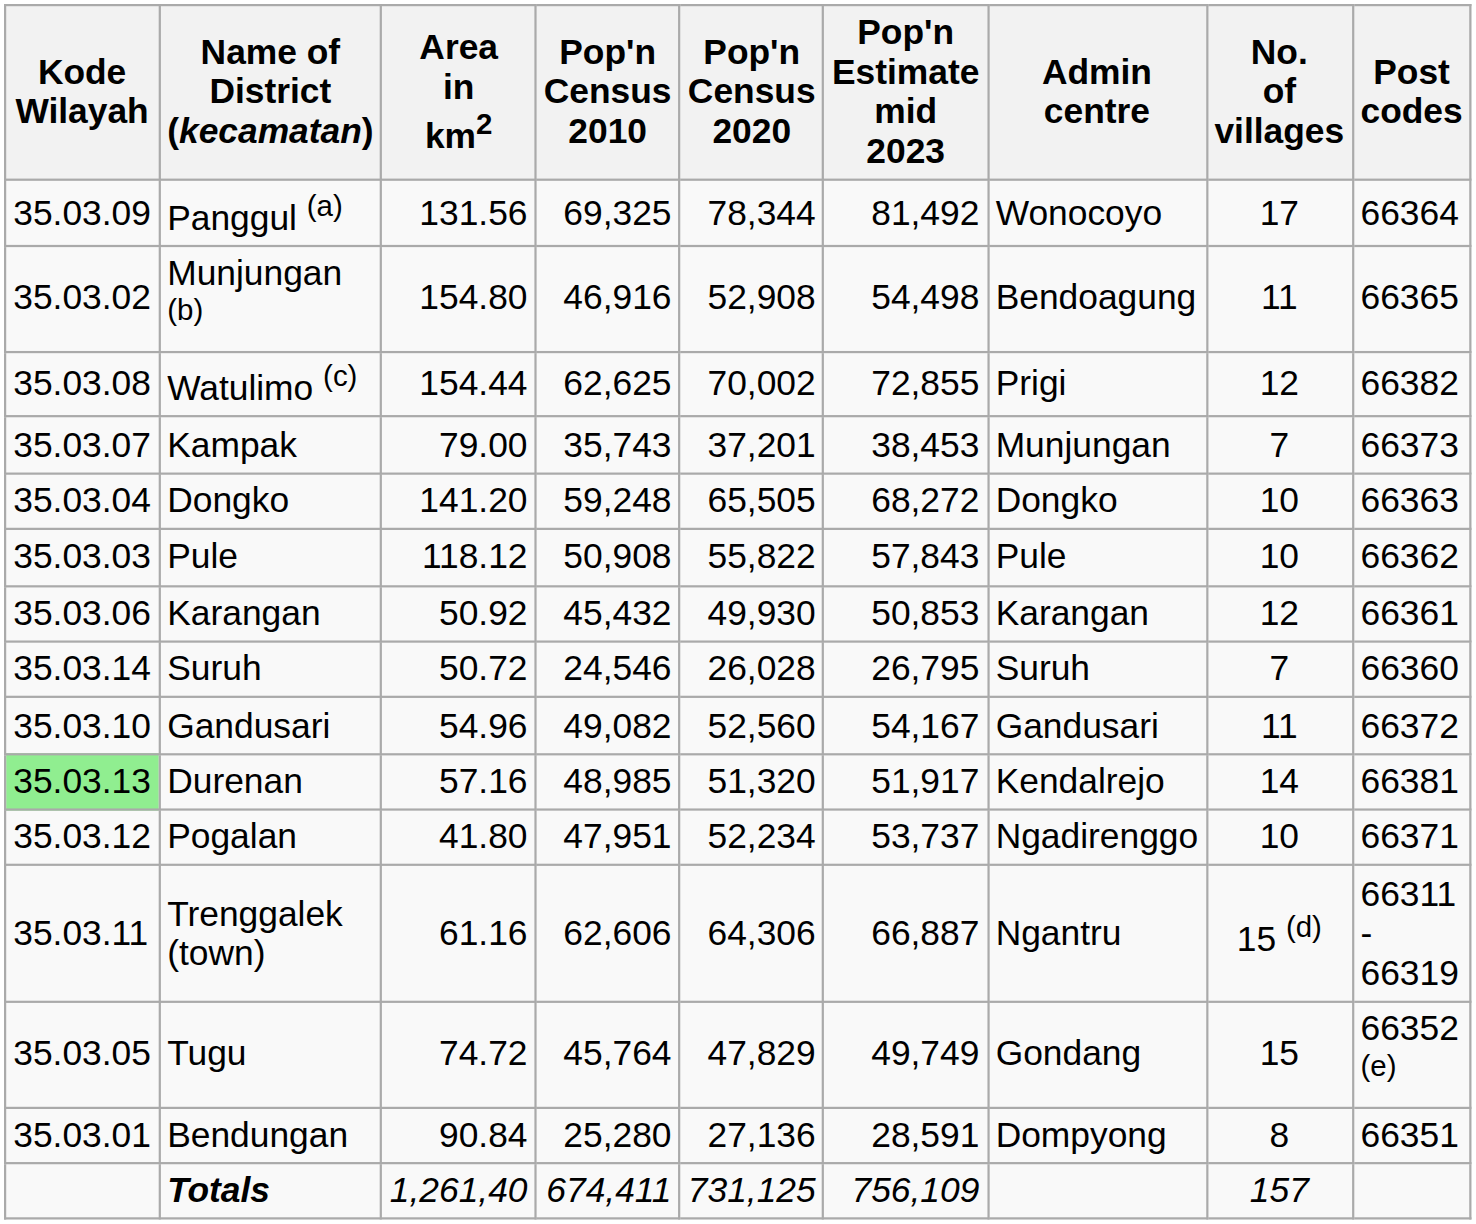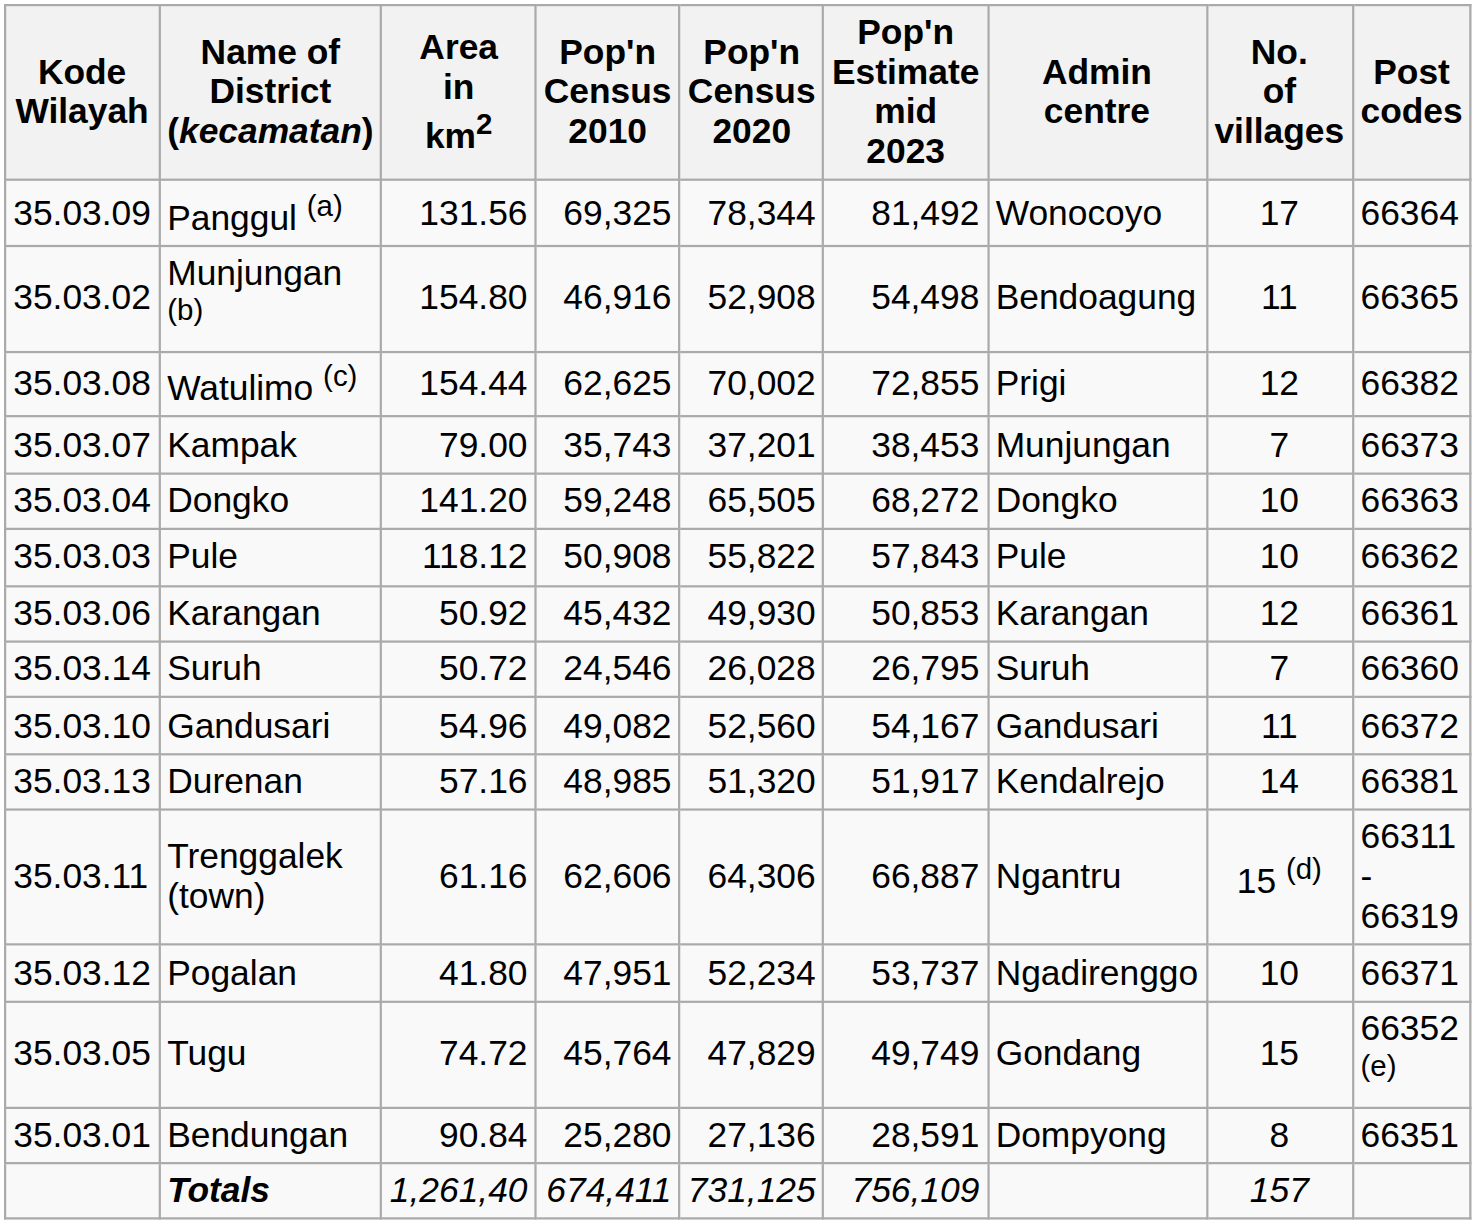(82, 781) lightgreen background -> (82, 781) no background
rows swapped: (232, 837) <-> (255, 933)
